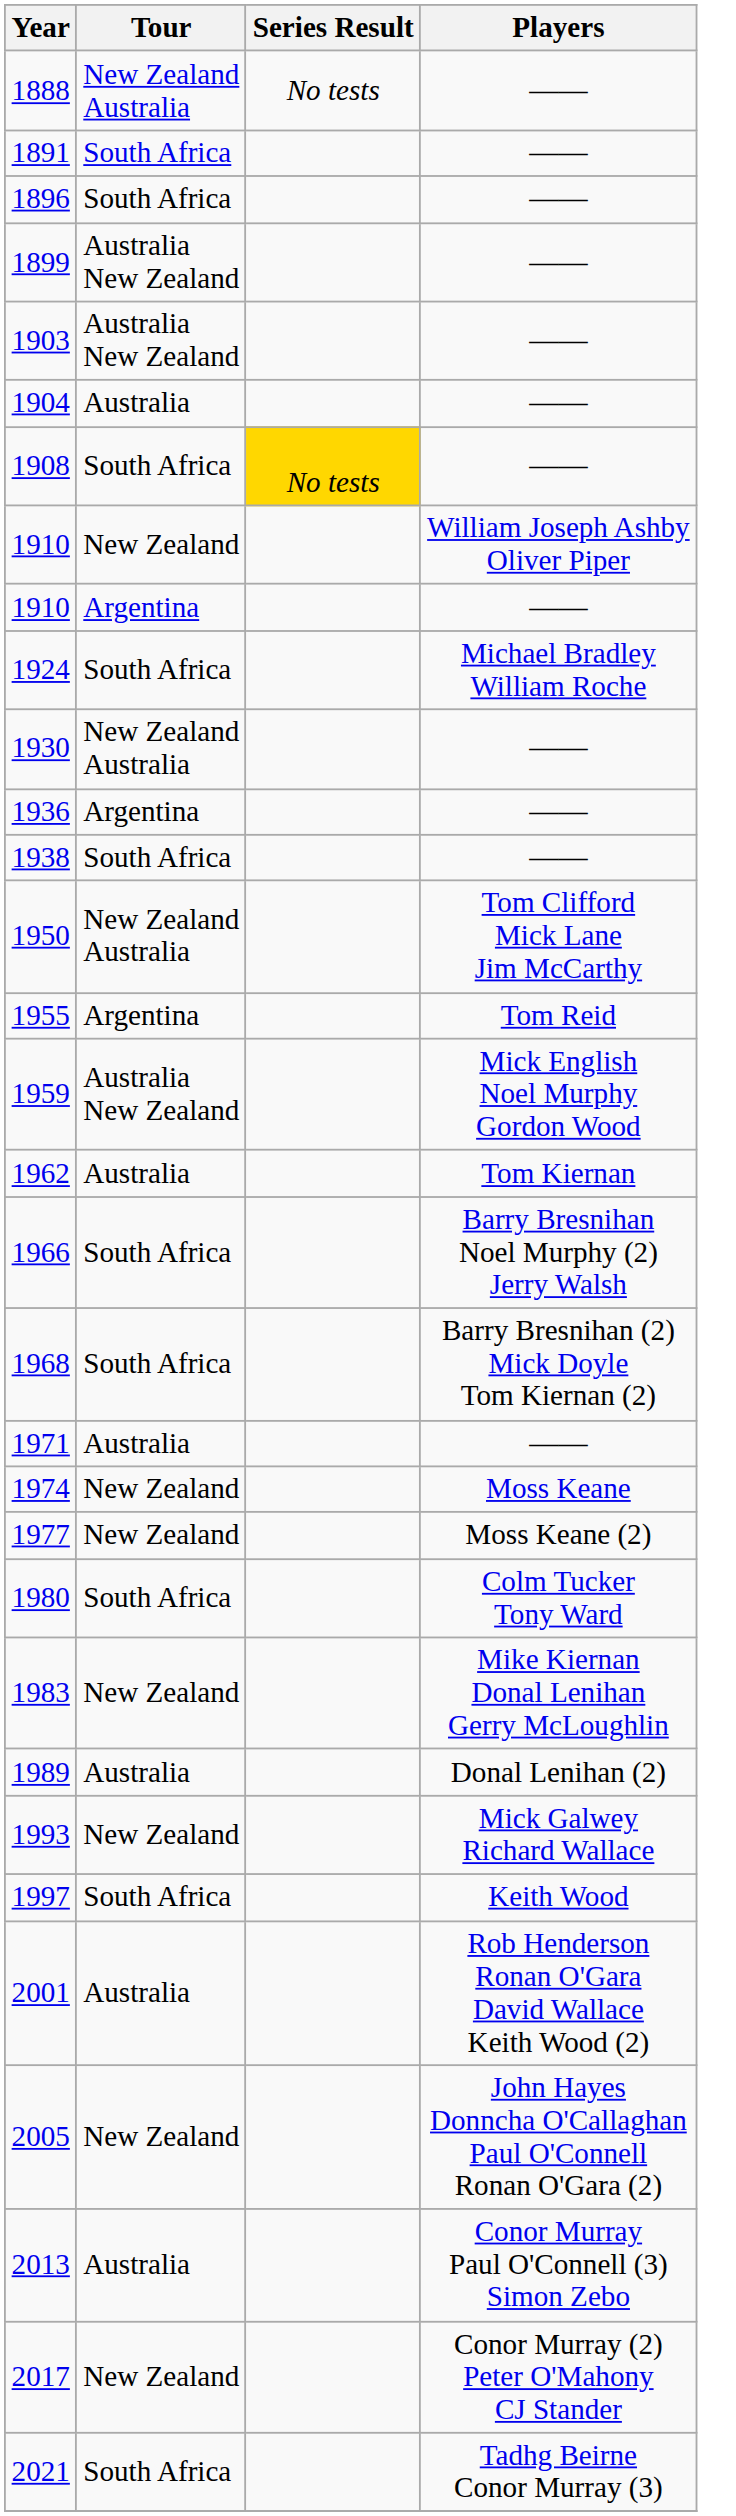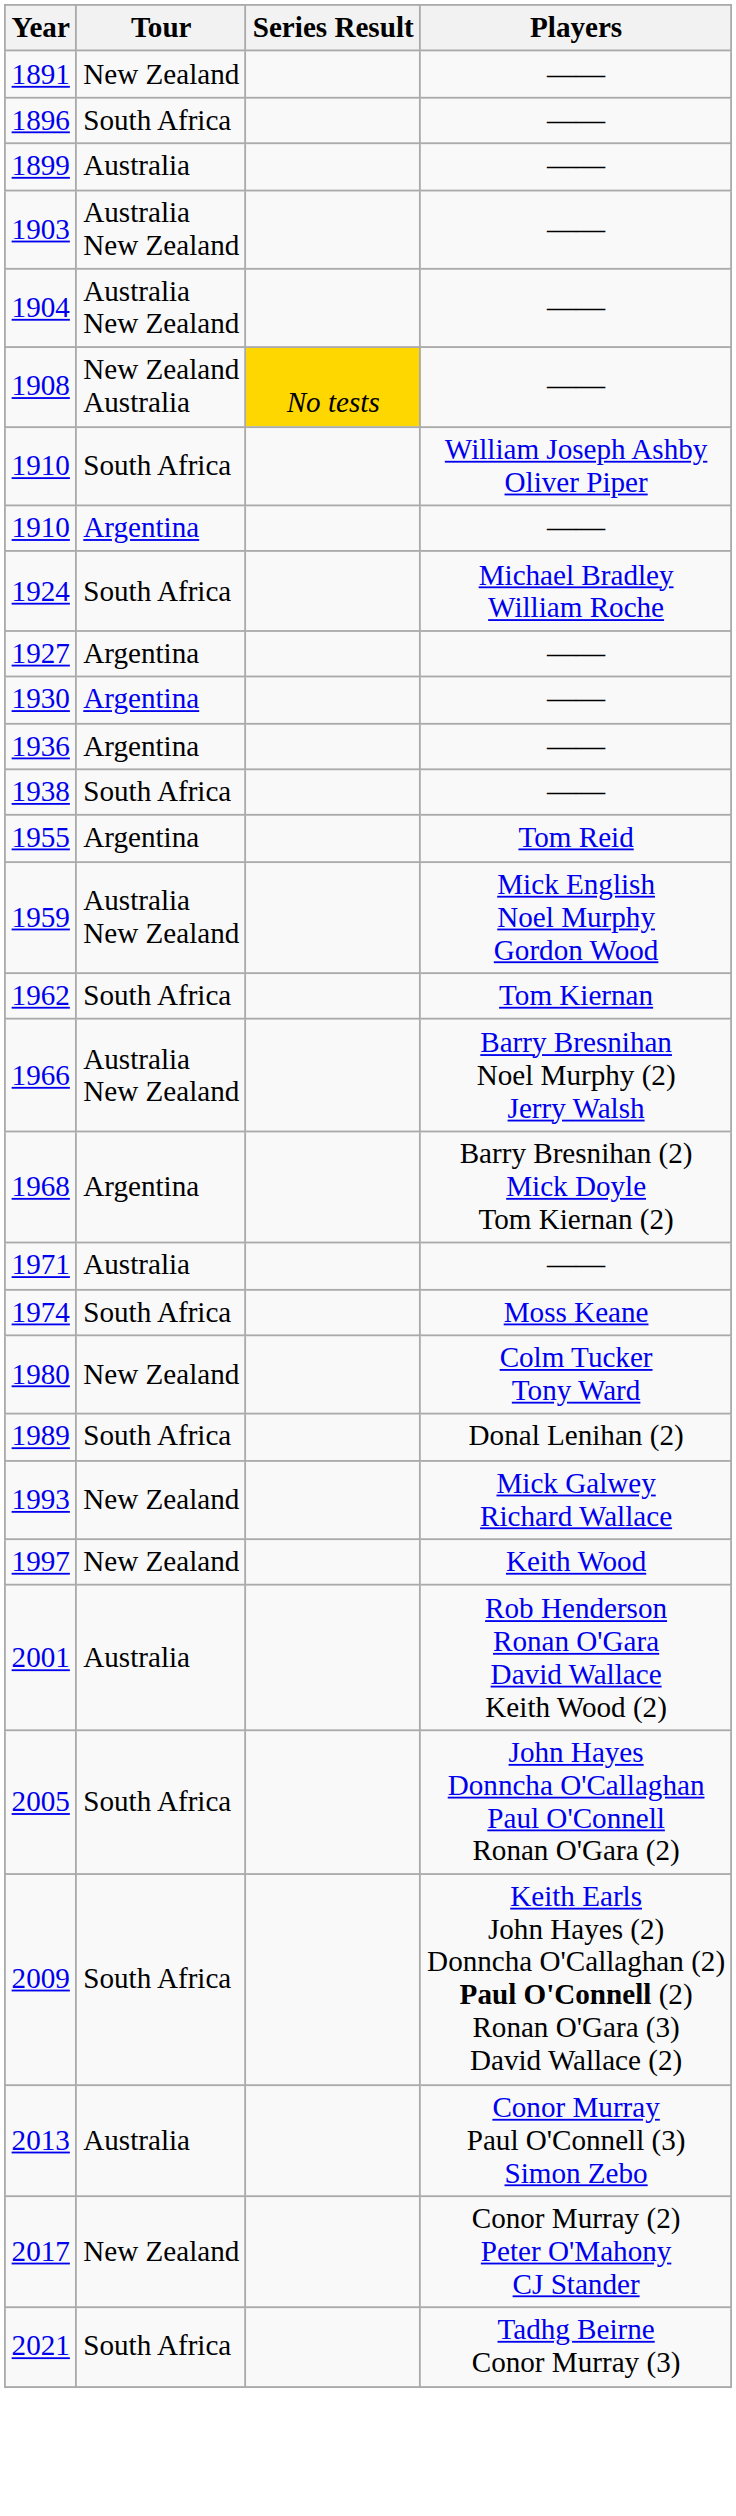- row: (41, 90)
(157, 152) South Africa -> (161, 73) New Zealand
(161, 261) Australia New Zealand -> (137, 166) Australia
(137, 402) Australia -> (161, 307) Australia New Zealand
(157, 465) South Africa -> (161, 386) New Zealand Australia
(161, 544) New Zealand -> (157, 465) South Africa
+ row: (41, 653)
(161, 748) New Zealand Australia -> (141, 699) Argentina
- row: (41, 936)
(137, 1173) Australia -> (157, 995) South Africa
(157, 1251) South Africa -> (161, 1074) Australia New Zealand
(157, 1363) South Africa -> (141, 1186) Argentina
(161, 1488) New Zealand -> (157, 1311) South Africa
- row: (41, 1535)
(157, 1597) South Africa -> (161, 1374) New Zealand
- row: (41, 1692)
(137, 1771) Australia -> (157, 1436) South Africa
(157, 1896) South Africa -> (161, 1561) New Zealand
(161, 2136) New Zealand -> (157, 1801) South Africa
+ row: (41, 1978)
